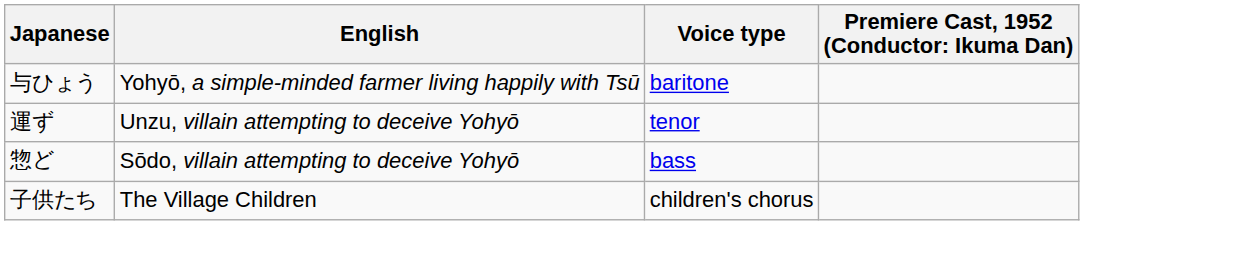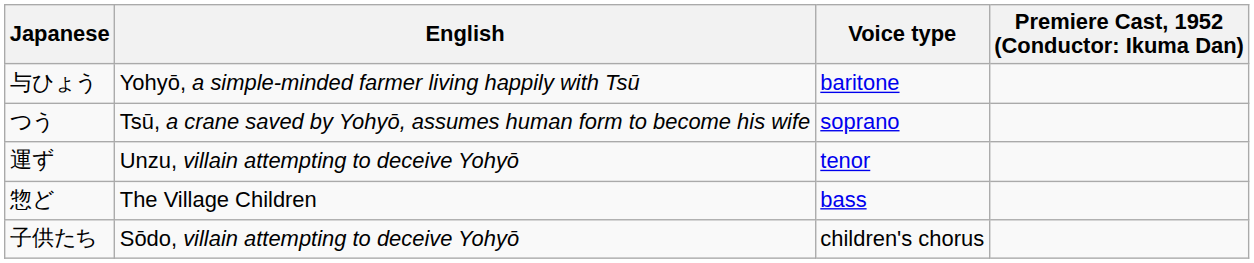+ row: (32, 121)
(319, 161) Sōdo, villain attempting to deceive Yohyō -> (218, 199) The Village Children
(218, 199) The Village Children -> (319, 238) Sōdo, villain attempting to deceive Yohyō
